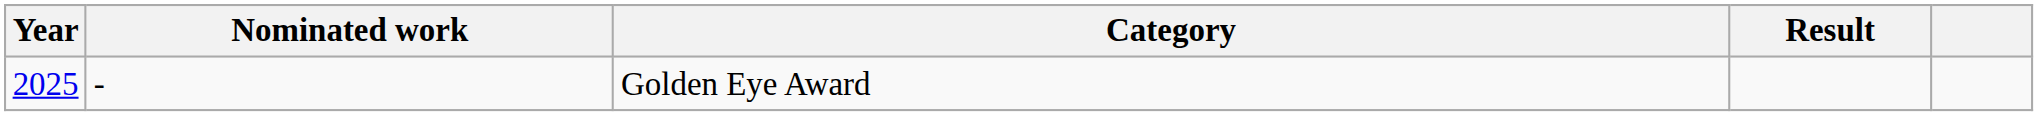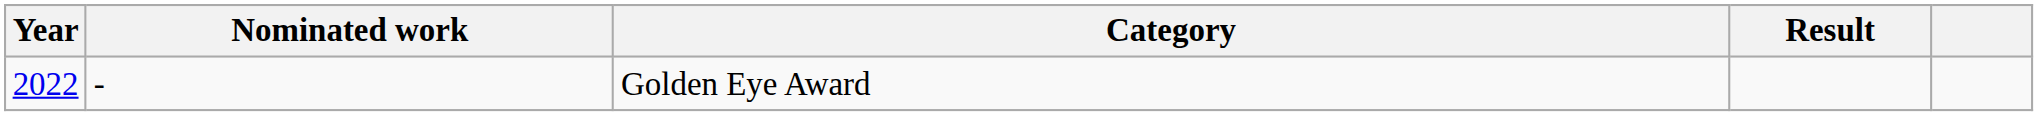(46, 82) 2025 -> (46, 82) 2022
